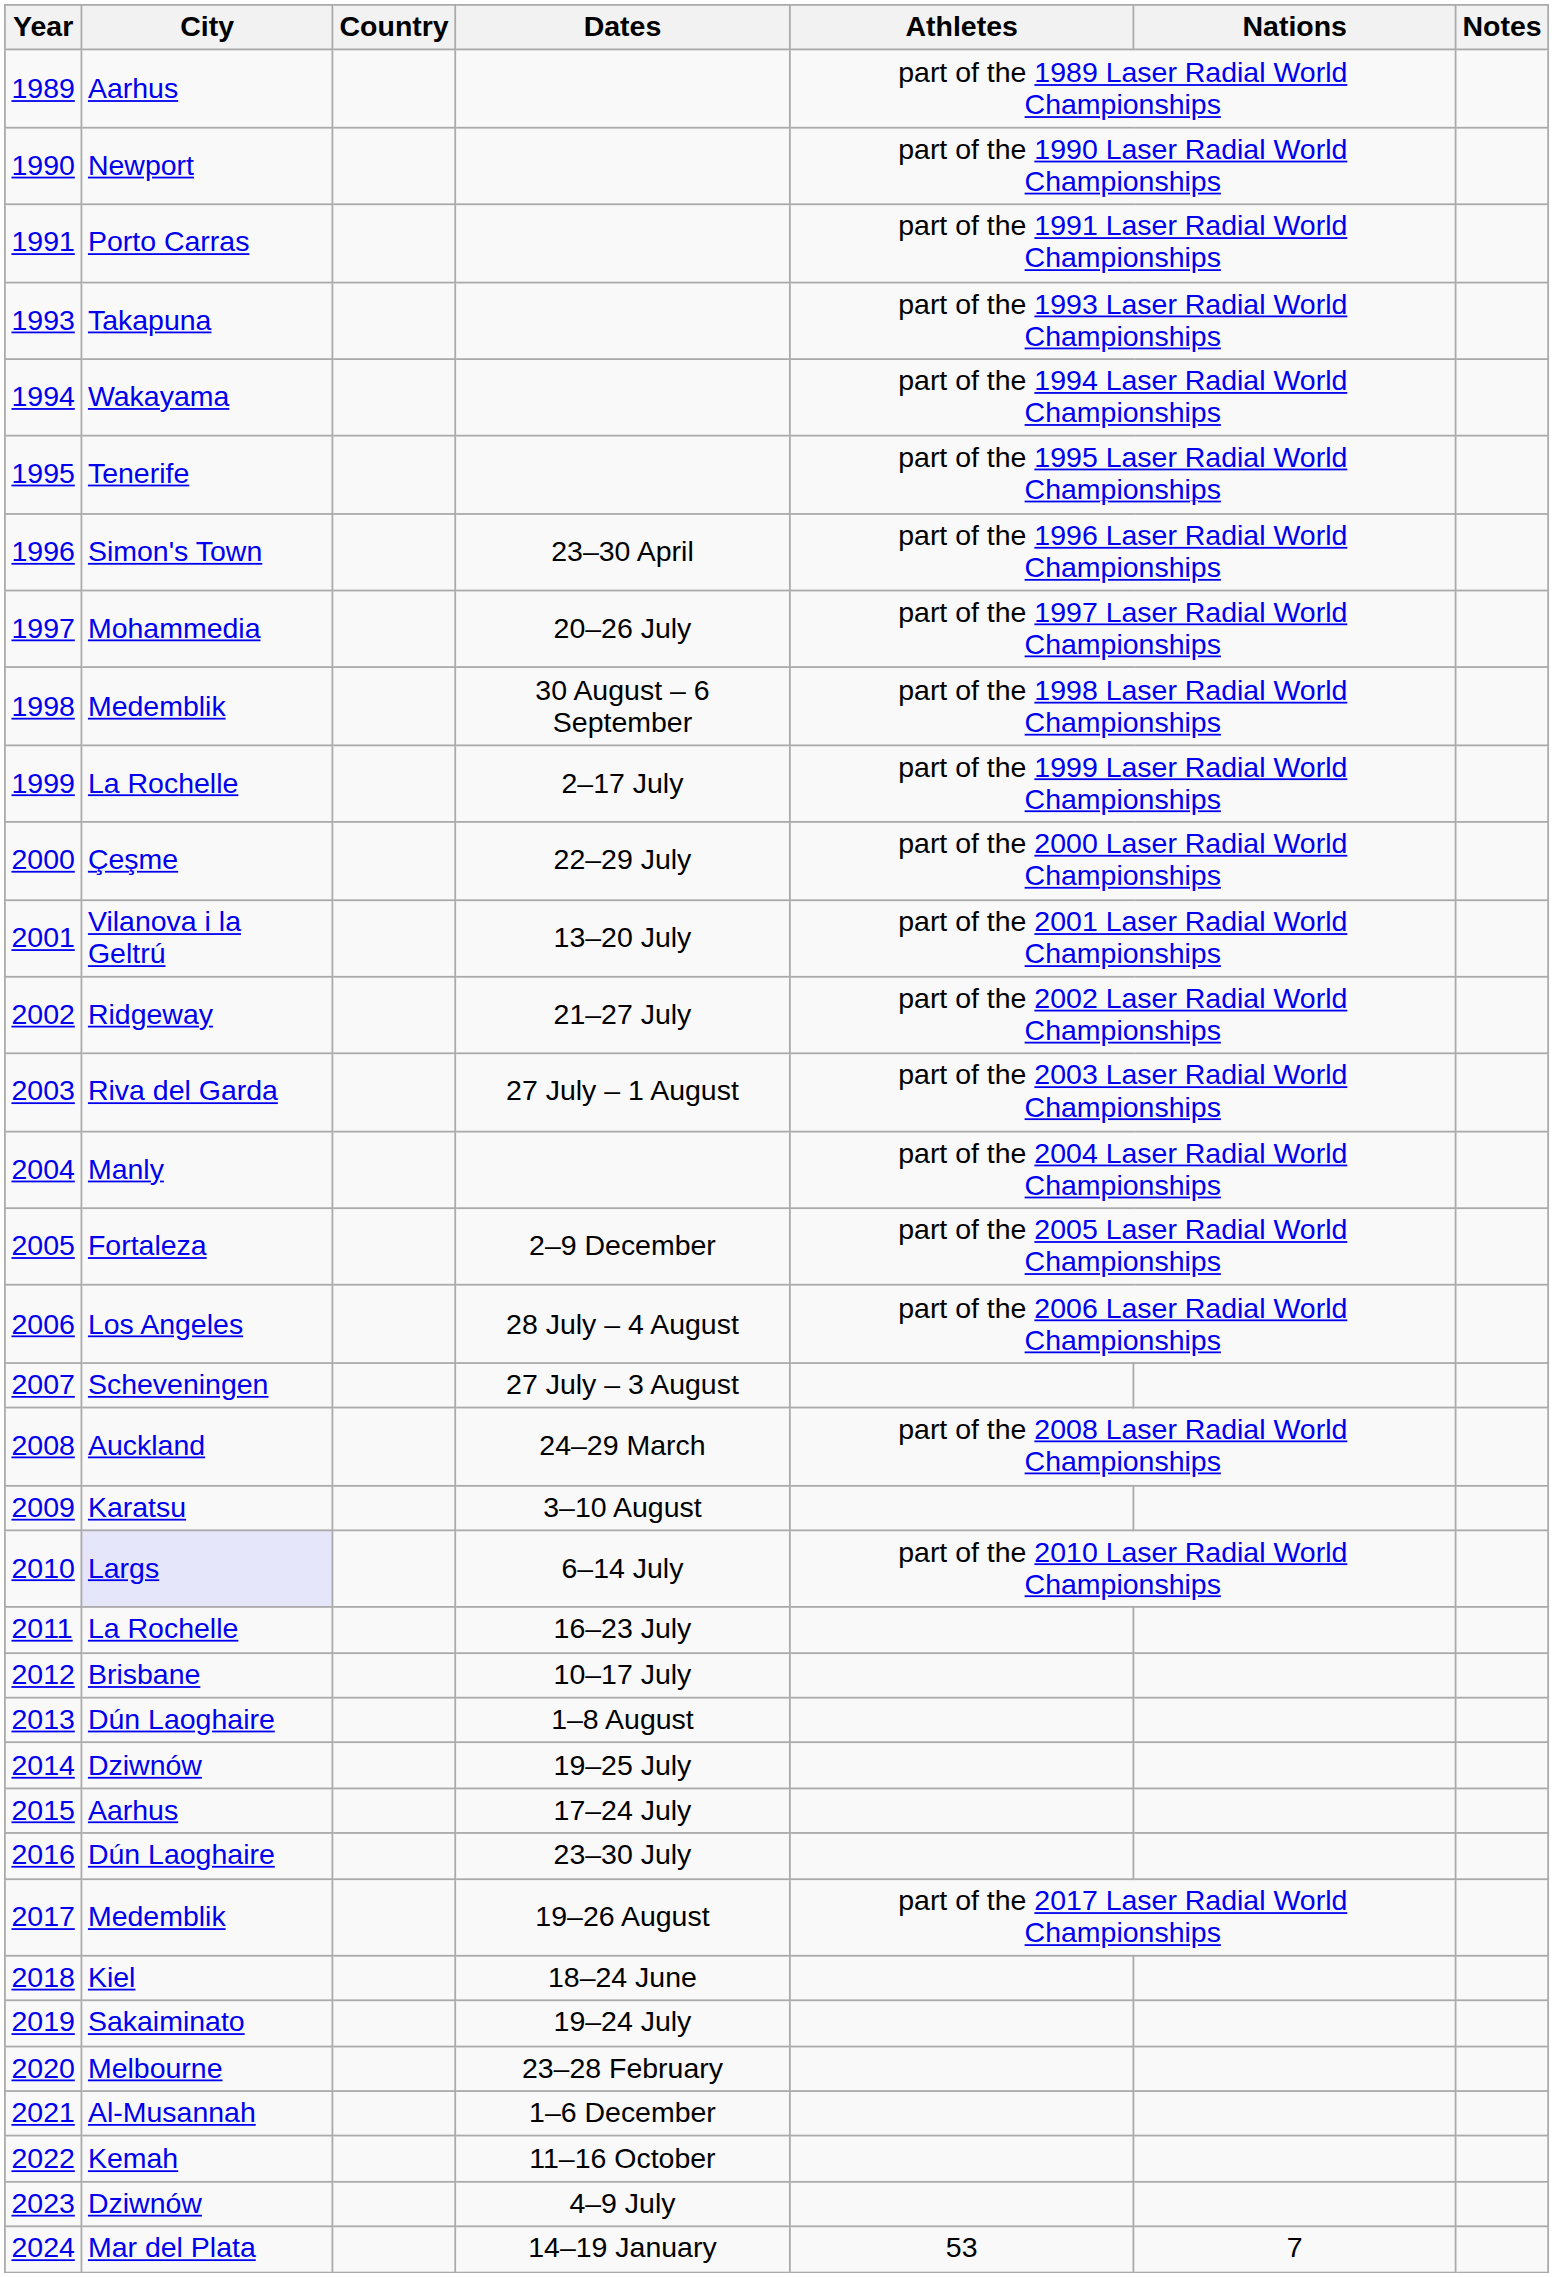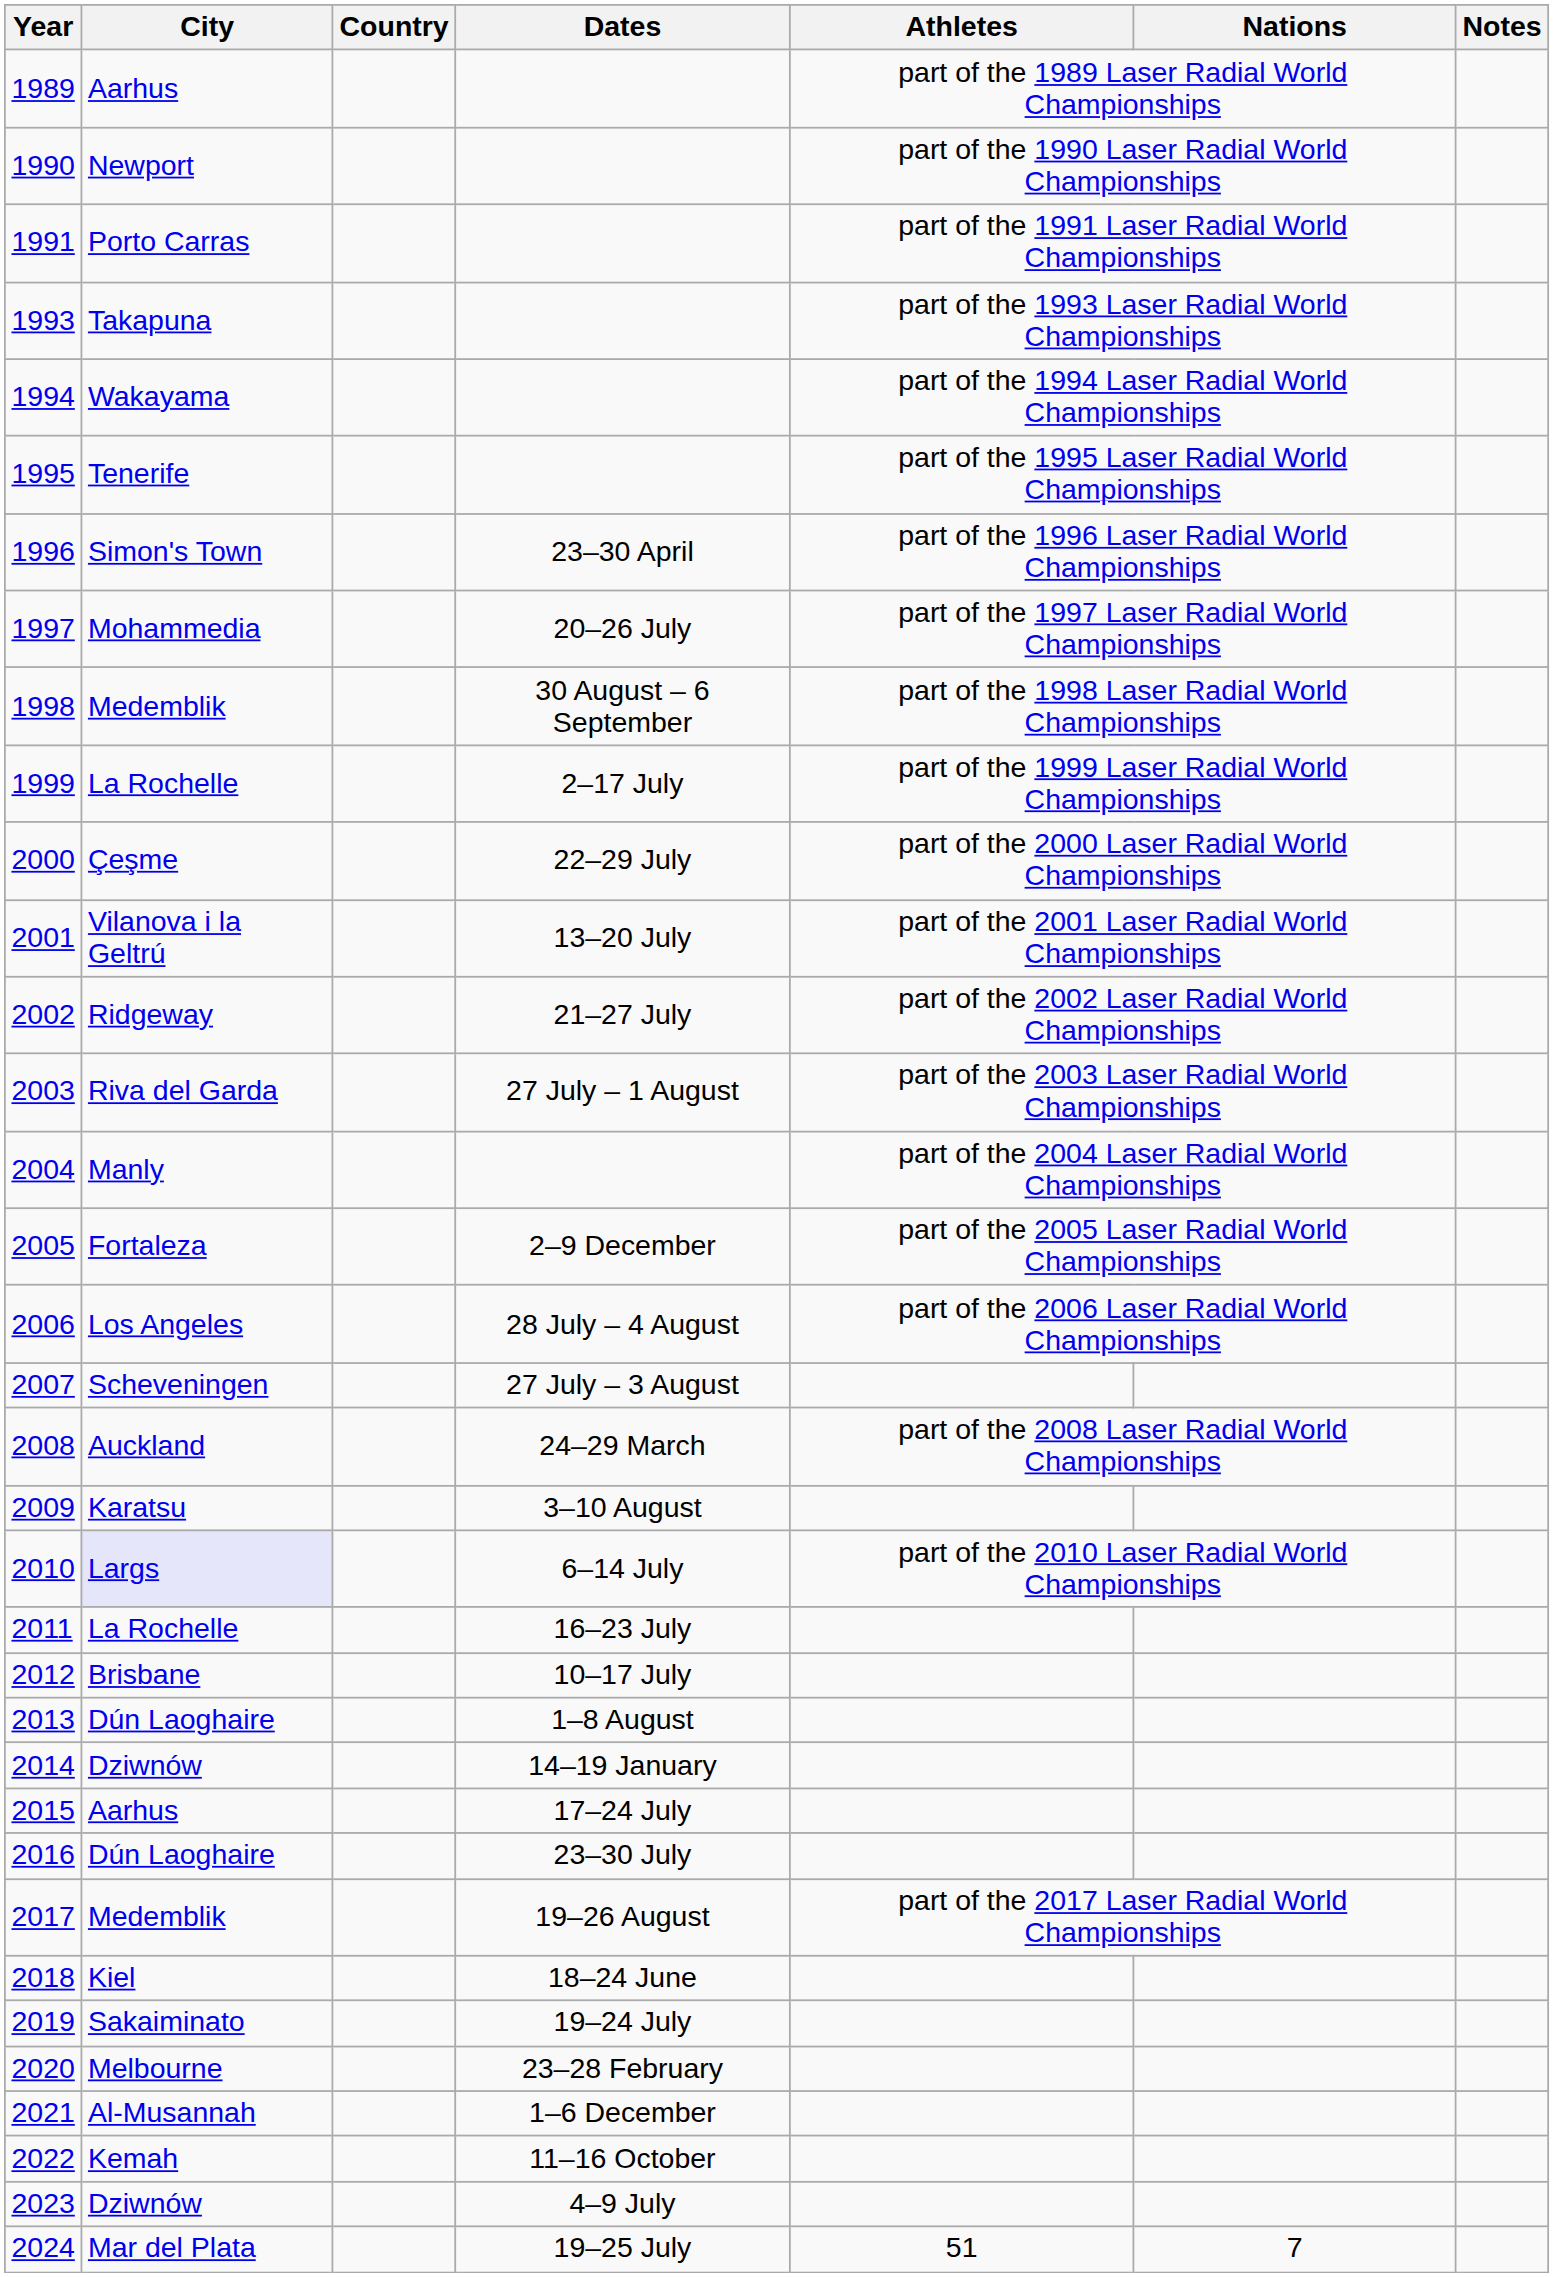(622, 1765) 19–25 July -> (622, 1765) 14–19 January
(622, 2248) 14–19 January -> (622, 2248) 19–25 July
(962, 2248) 53 -> (962, 2248) 51
